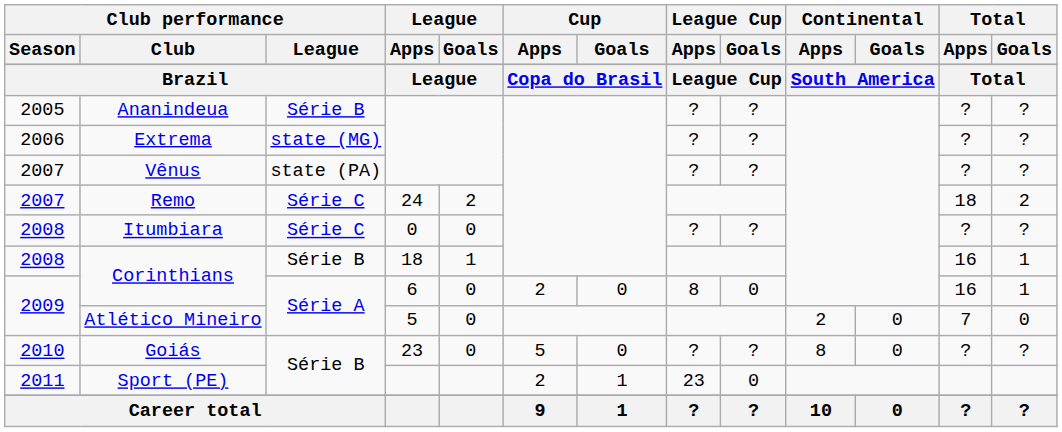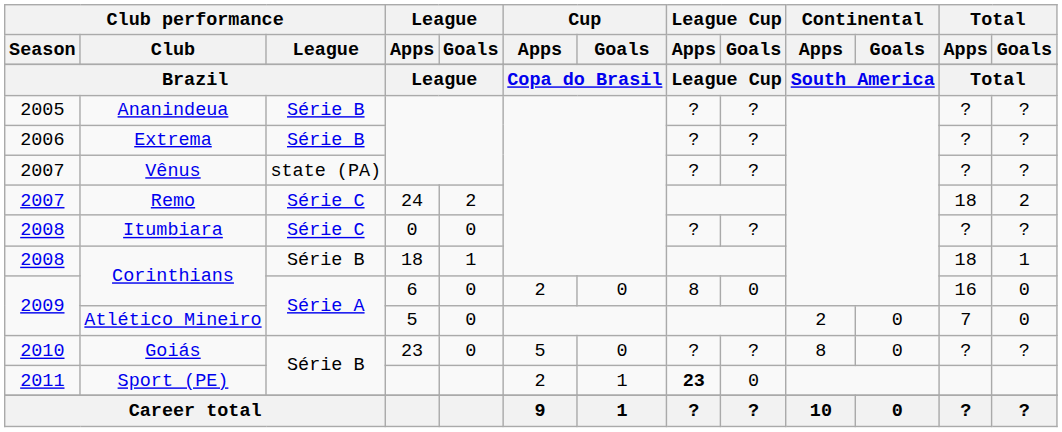(326, 140) state (MG) -> (326, 140) Série B
(966, 260) 16 -> (966, 260) 18
(1024, 291) 1 -> (1024, 291) 0
(694, 381) normal -> (694, 381) bold
